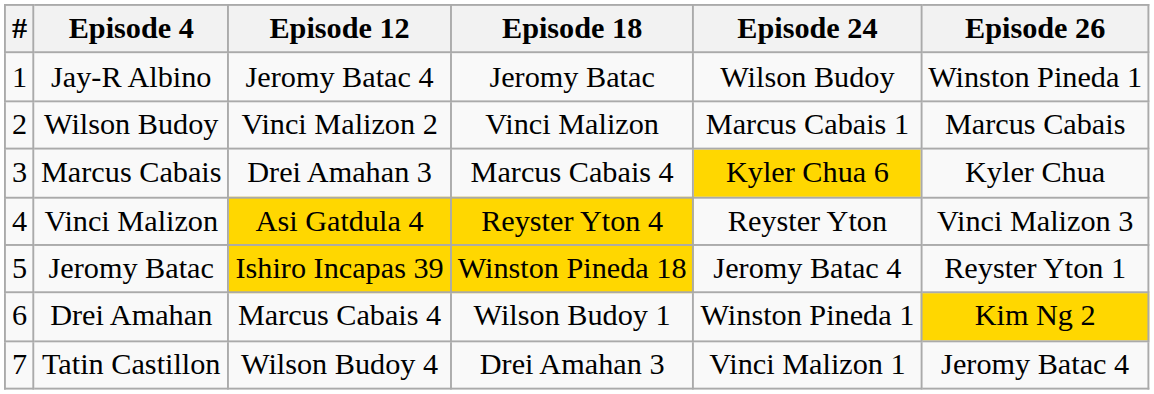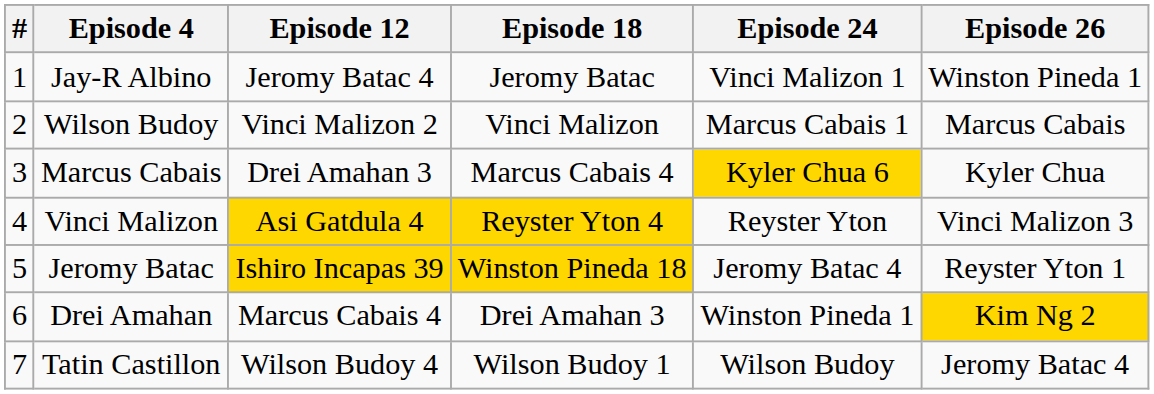(807, 76) Wilson Budoy -> (807, 76) Vinci Malizon 1
(572, 316) Wilson Budoy 1 -> (572, 316) Drei Amahan 3
(572, 364) Drei Amahan 3 -> (572, 364) Wilson Budoy 1
(807, 364) Vinci Malizon 1 -> (807, 364) Wilson Budoy
